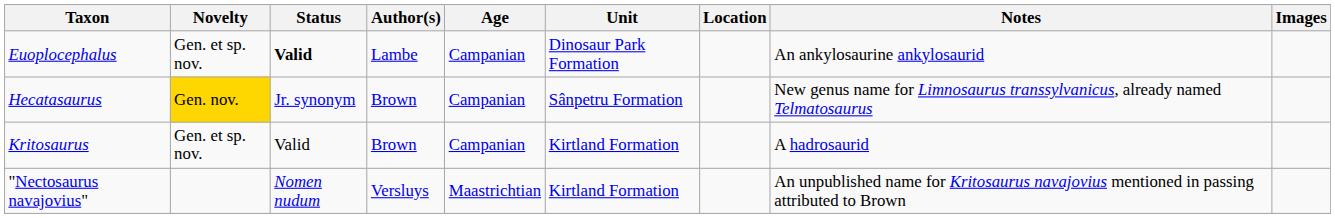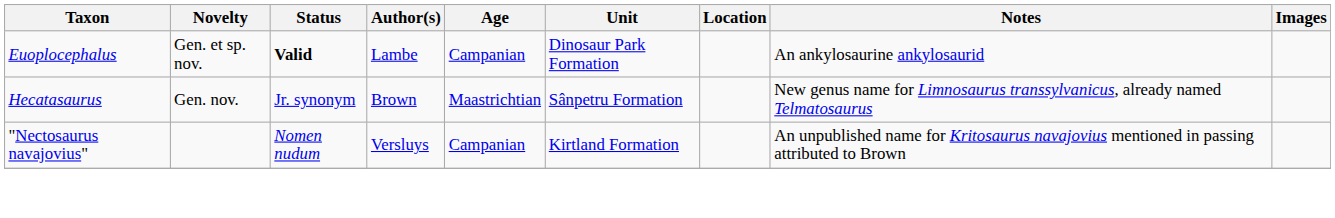(206, 99) gold background -> (206, 99) no background
(487, 99) Campanian -> (495, 99) Maastrichtian
- row: (49, 145)
(495, 190) Maastrichtian -> (487, 145) Campanian
